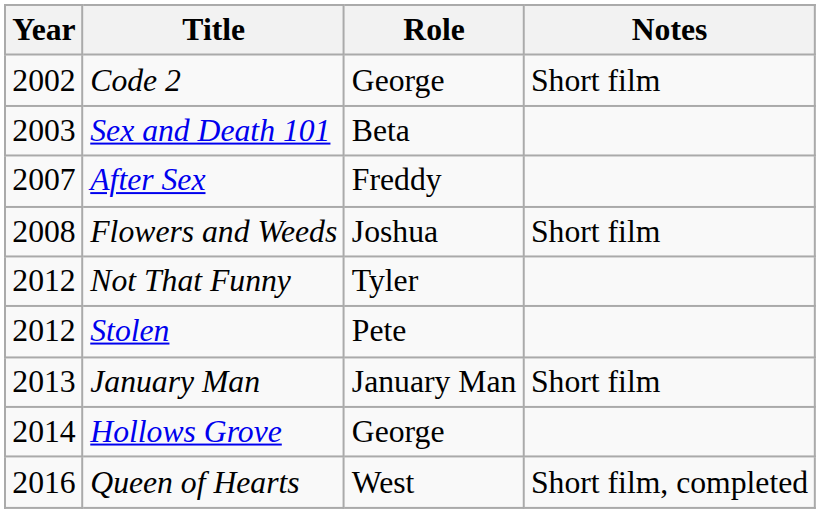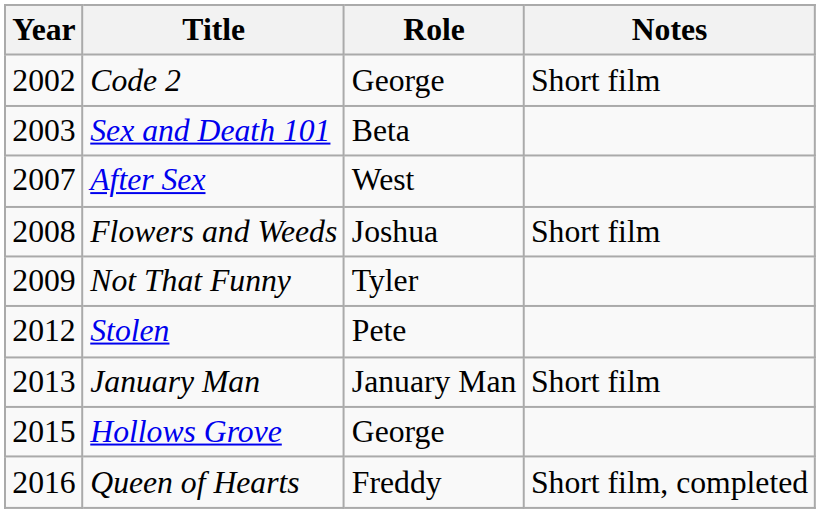(397, 180) Freddy -> (383, 180) West
(44, 280) 2012 -> (44, 280) 2009
(44, 431) 2014 -> (44, 431) 2015
(383, 481) West -> (397, 481) Freddy
